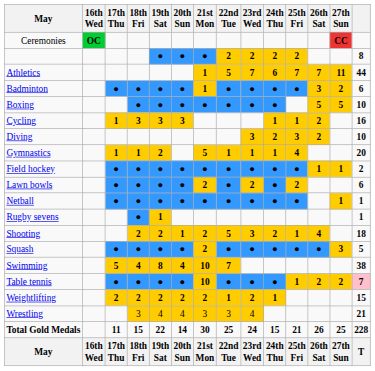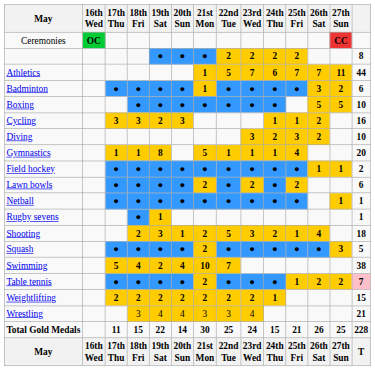(116, 121) 1 -> (116, 121) 3
(160, 121) 3 -> (160, 121) 2
(160, 153) 2 -> (160, 153) 8
(160, 234) 2 -> (160, 234) 3
(160, 266) 8 -> (160, 266) 2
(205, 282) 10 -> (205, 282) 2
(229, 298) 1 -> (229, 298) 2
